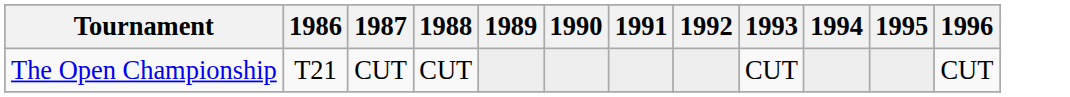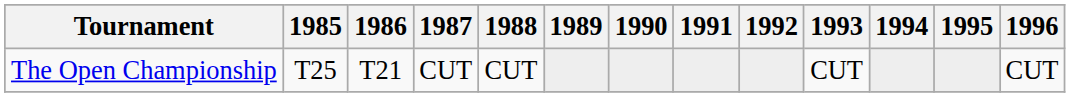+ column: (315, 26)
